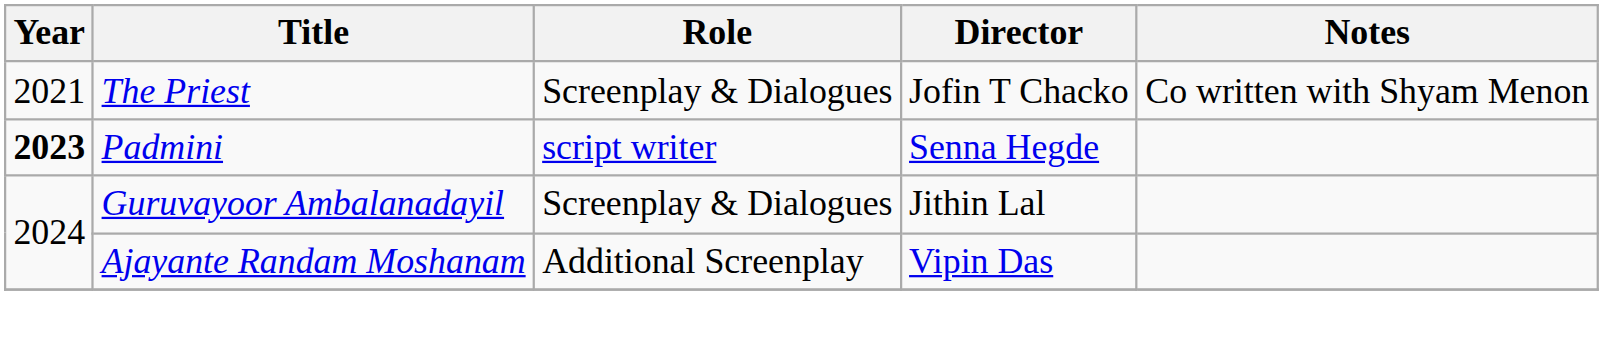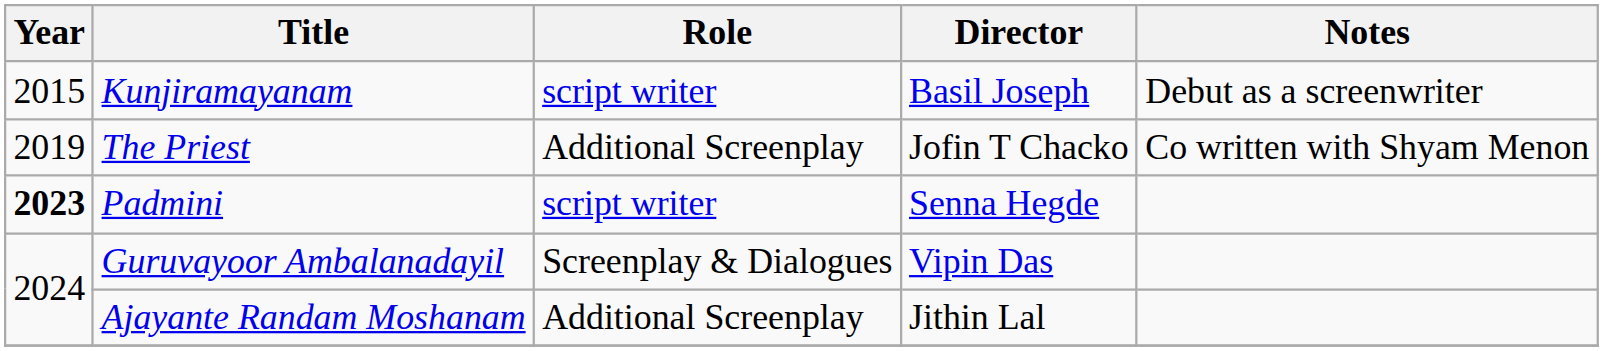+ row: (227, 89)
(49, 89) 2021 -> (49, 146) 2019
(717, 89) Screenplay & Dialogues -> (703, 146) Additional Screenplay
(977, 203) Jithin Lal -> (981, 260) Vipin Das
(981, 260) Vipin Das -> (977, 317) Jithin Lal
